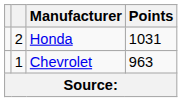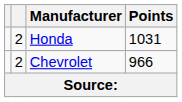(19, 61) 1 -> (19, 61) 2
(141, 61) 963 -> (141, 61) 966
